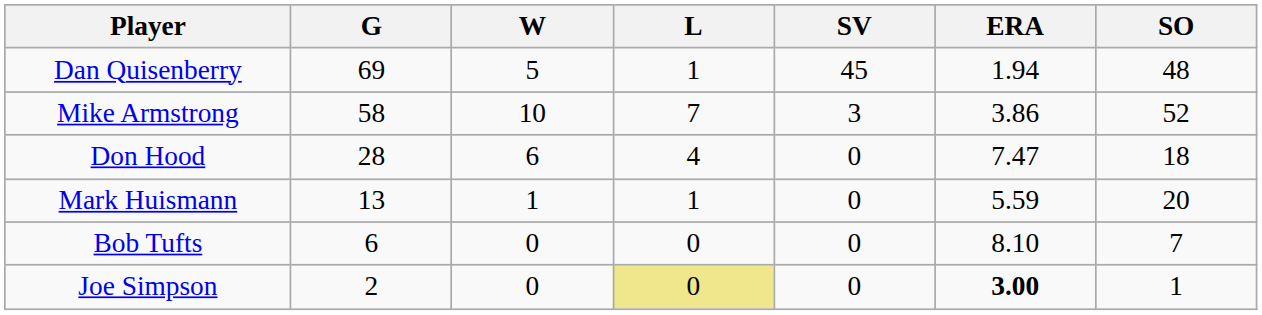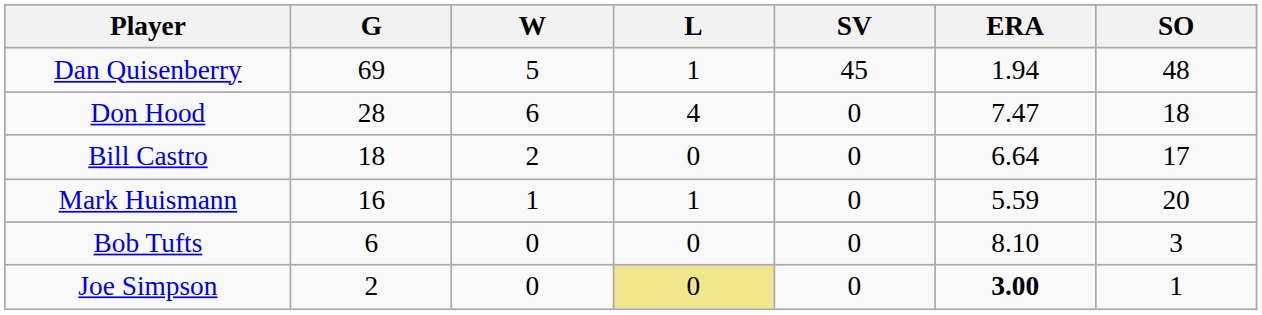- row: (148, 112)
+ row: (148, 156)
(371, 199) 13 -> (371, 199) 16
(1176, 243) 7 -> (1176, 243) 3
